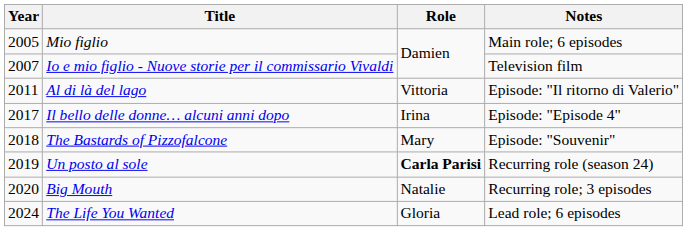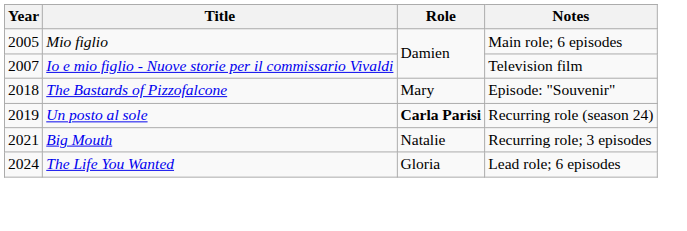- row: (96, 90)
- row: (168, 115)
(24, 189) 2020 -> (24, 139) 2021
